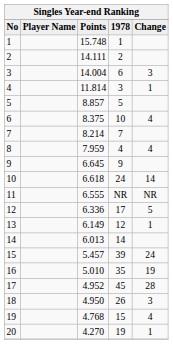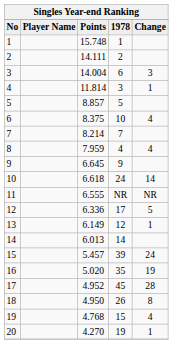(93, 270) 5.010 -> (93, 270) 5.020
(150, 301) 3 -> (150, 301) 8
